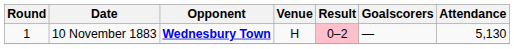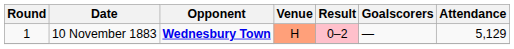(295, 33) no background -> (295, 33) lightsalmon background
(491, 33) 5,130 -> (491, 33) 5,129
